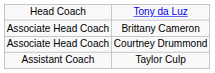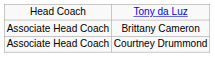- row: (161, 60)
